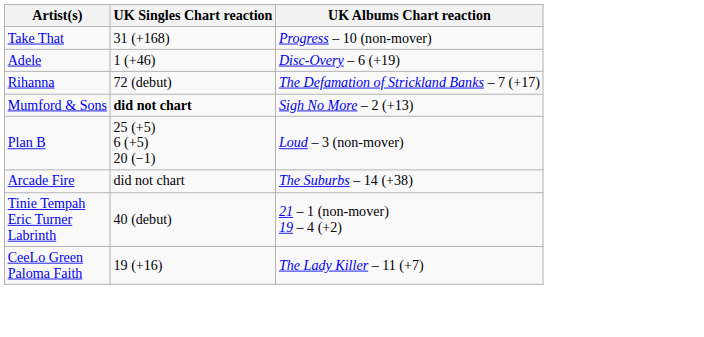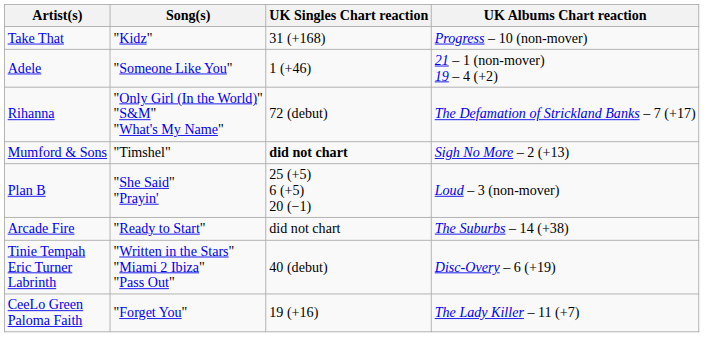+ column: (188, 15)
(339, 60) Disc-Overy – 6 (+19) -> (490, 68) 21 – 1 (non-mover) 19 – 4 (+2)
(334, 219) 21 – 1 (non-mover) 19 – 4 (+2) -> (495, 267) Disc-Overy – 6 (+19)
